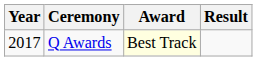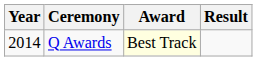(24, 42) 2017 -> (24, 42) 2014
